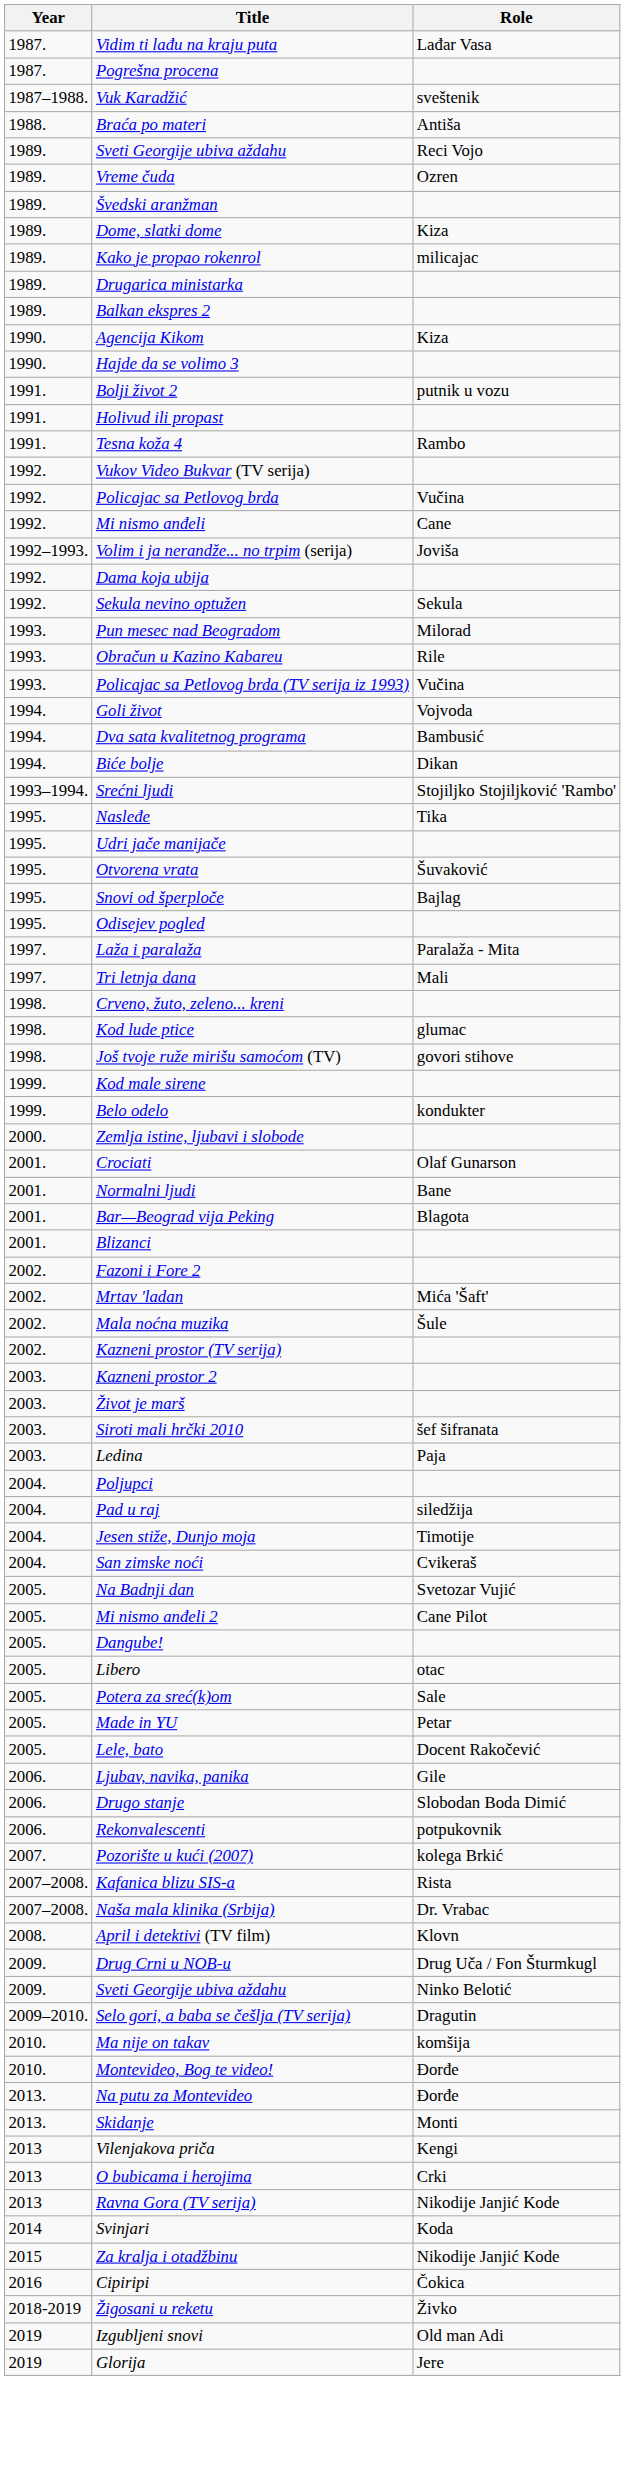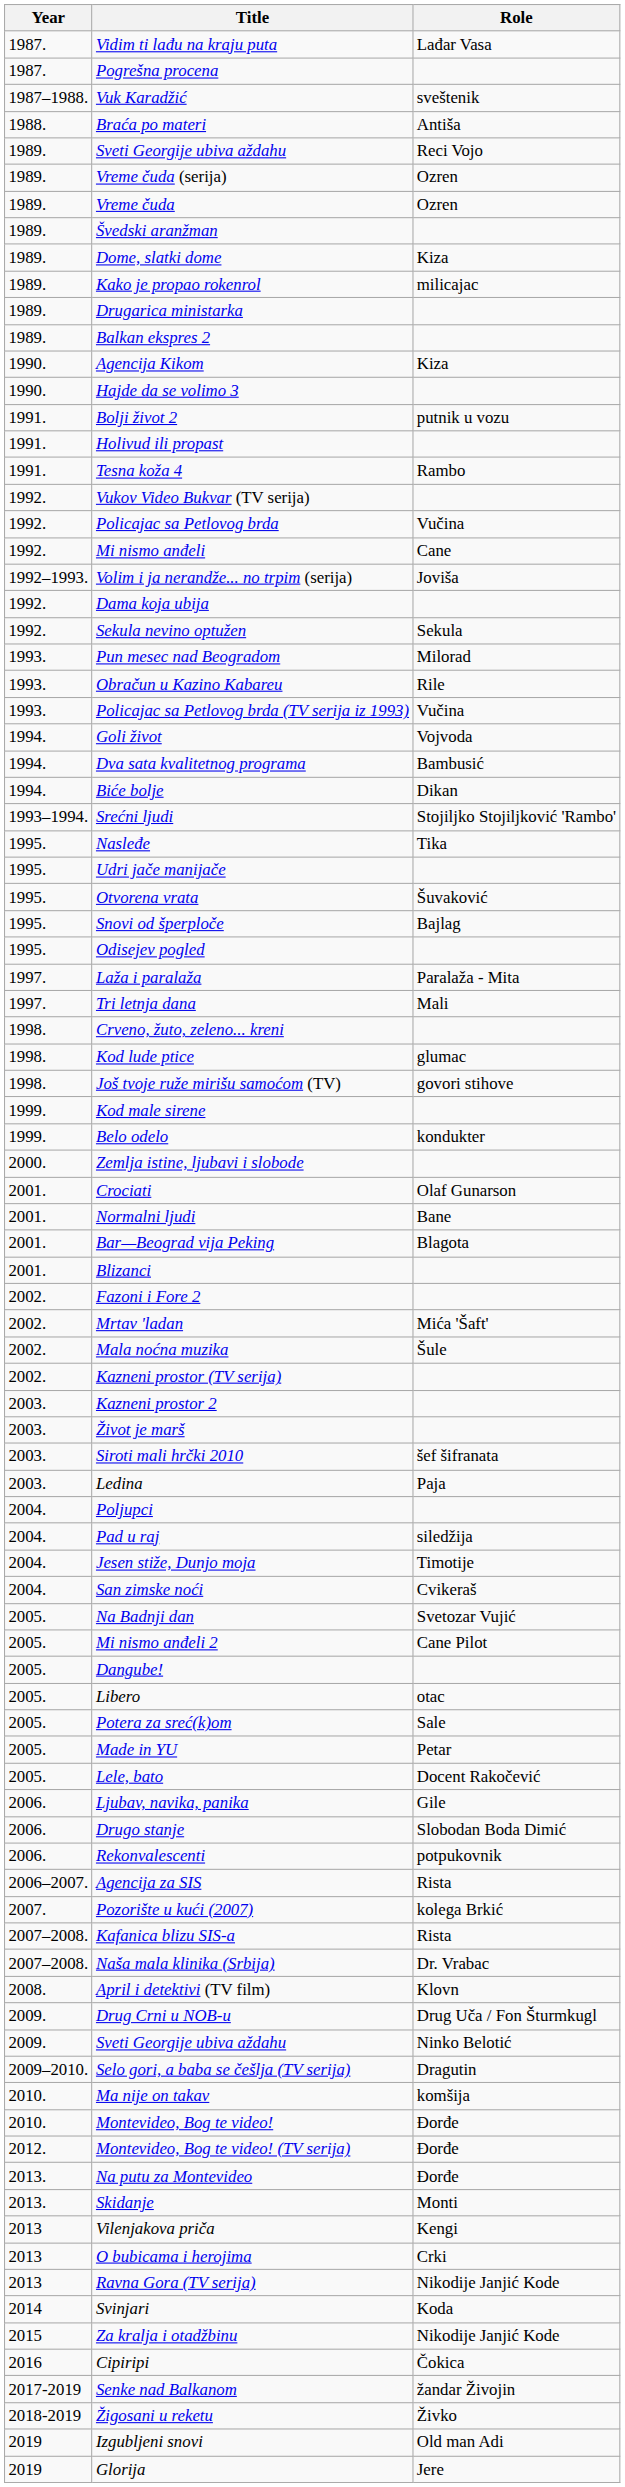+ row: (161, 177)
+ row: (149, 1882)
+ row: (223, 2149)
+ row: (166, 2389)
